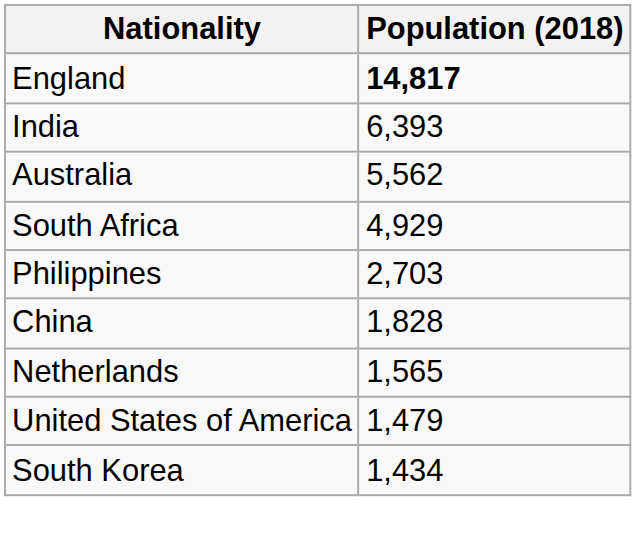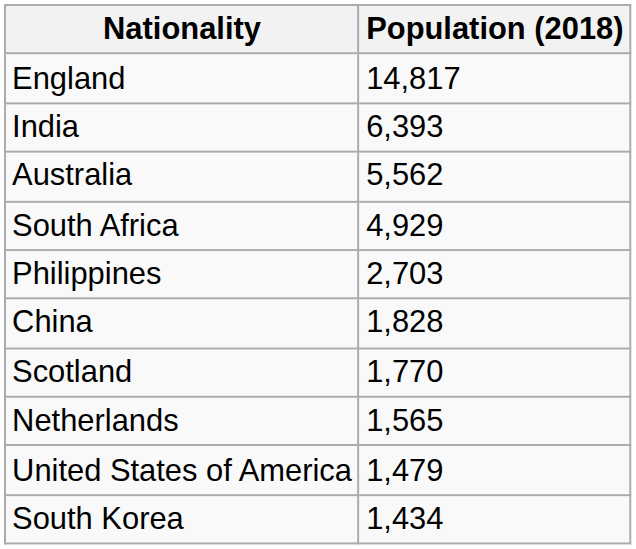(413, 77) bold -> (413, 77) normal
+ row: (72, 371)
